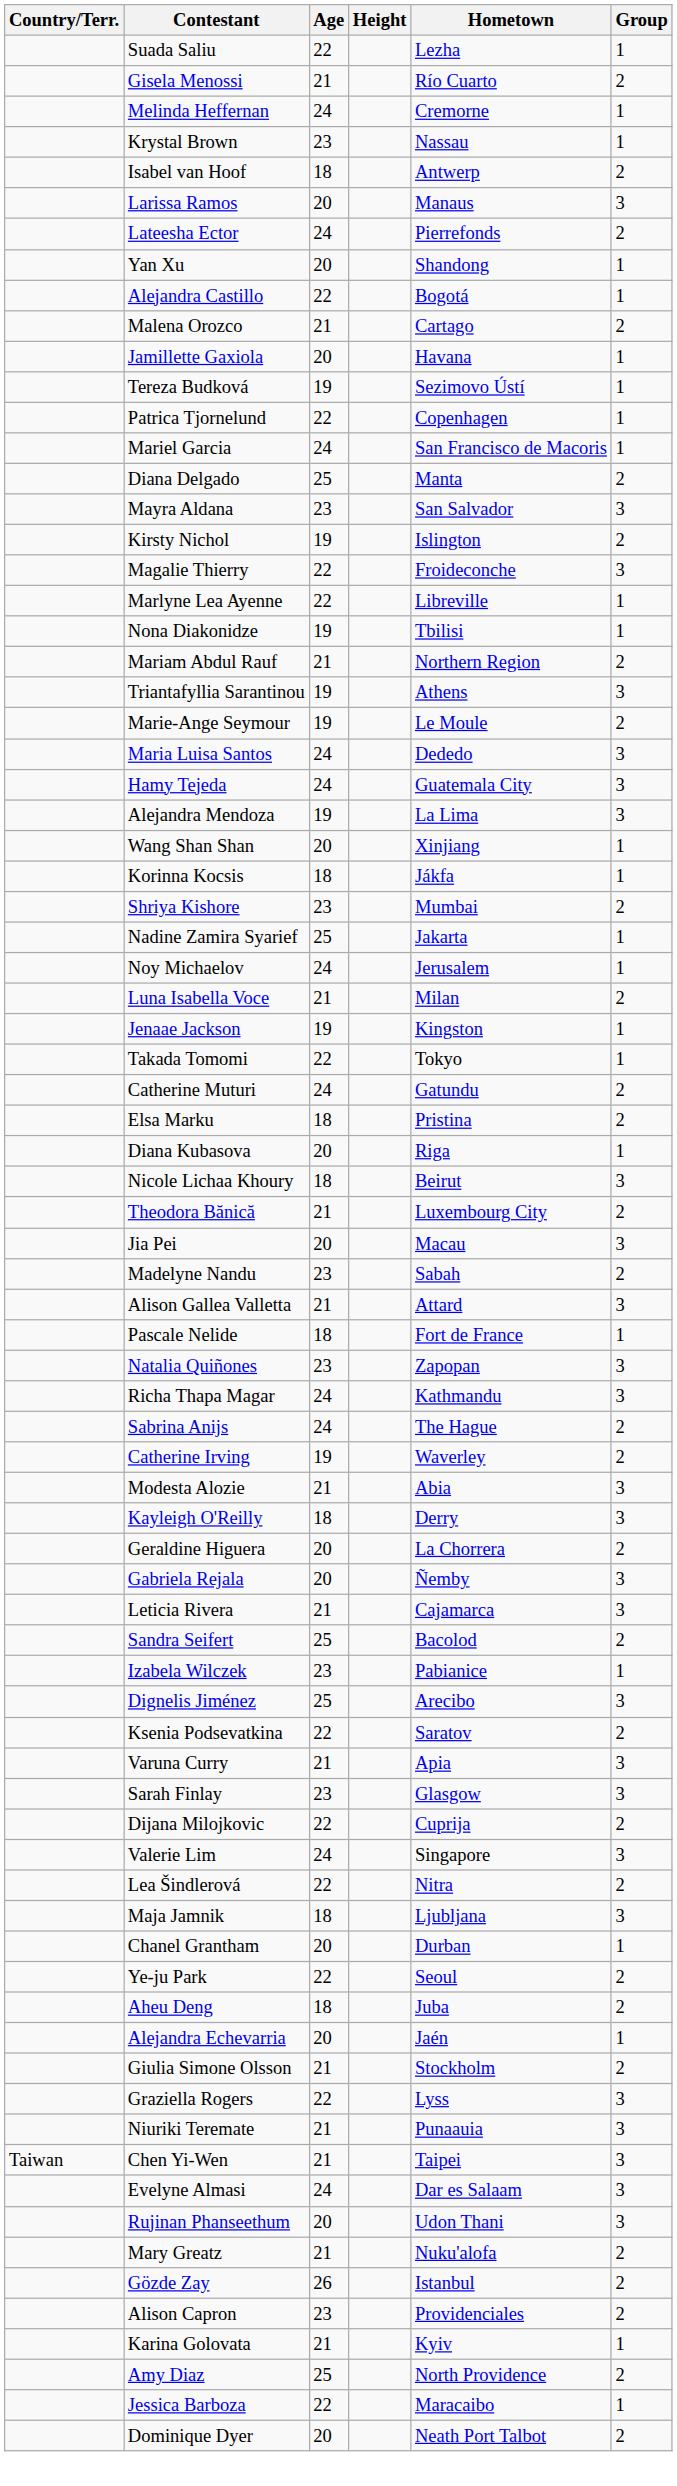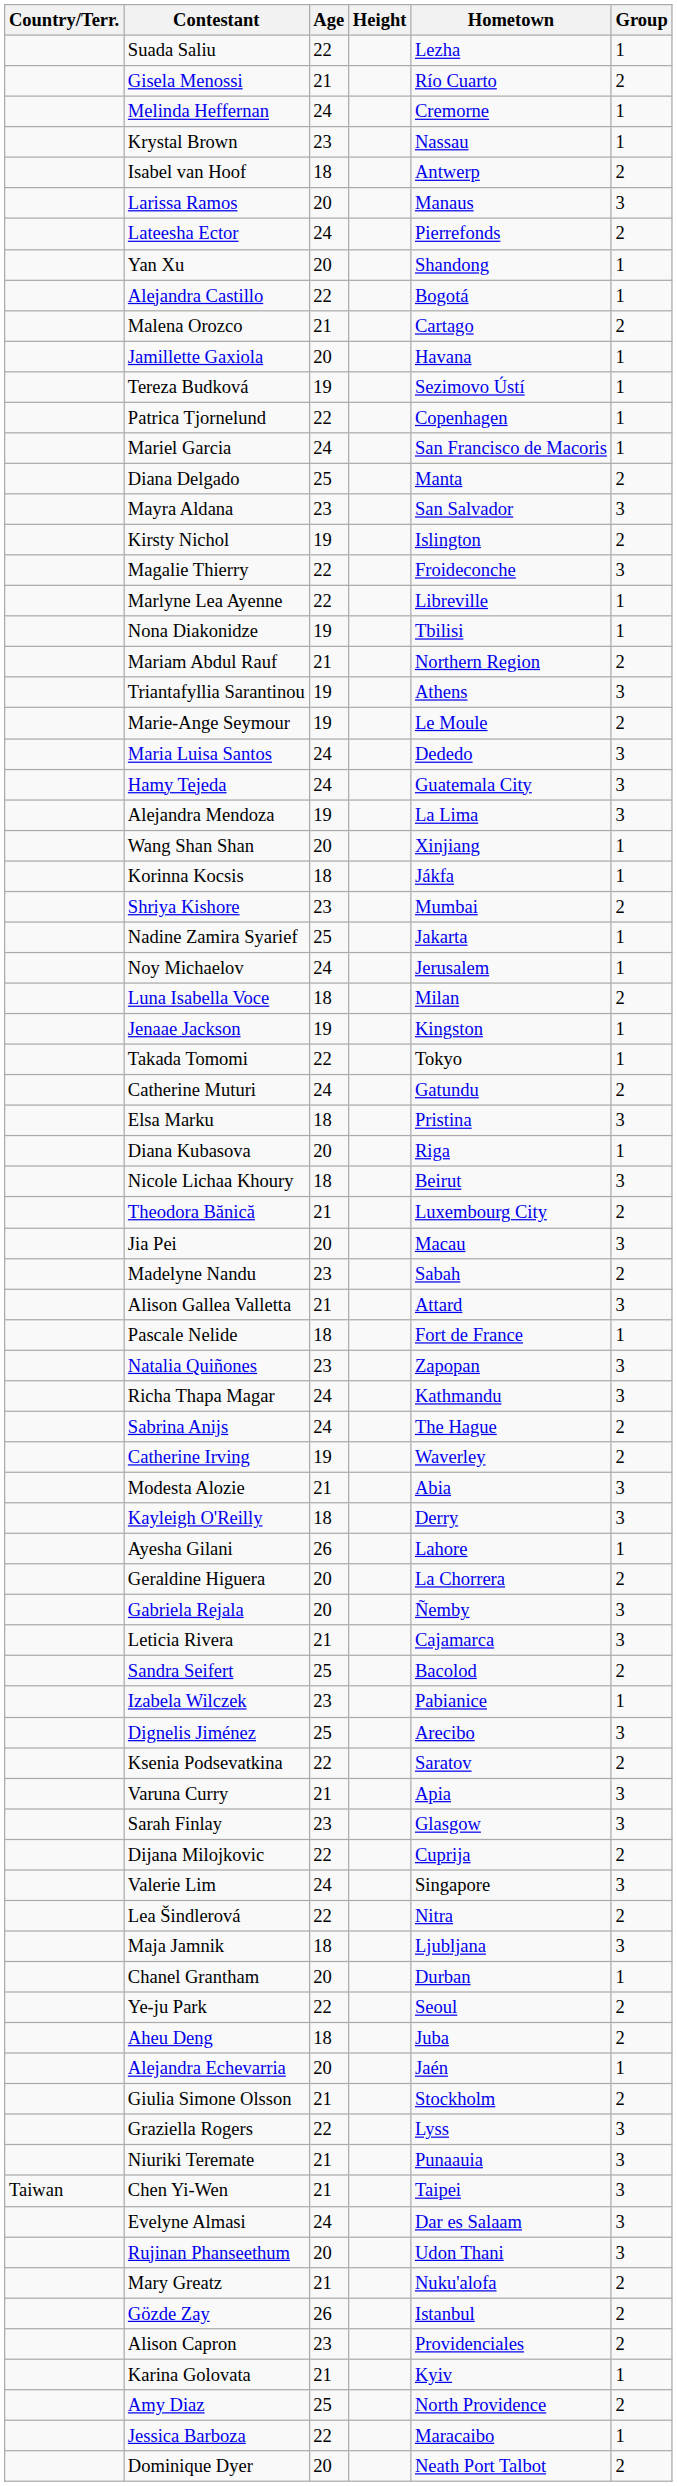(323, 998) 21 -> (323, 998) 18
(620, 1120) 2 -> (620, 1120) 3
+ row: (180, 1548)
